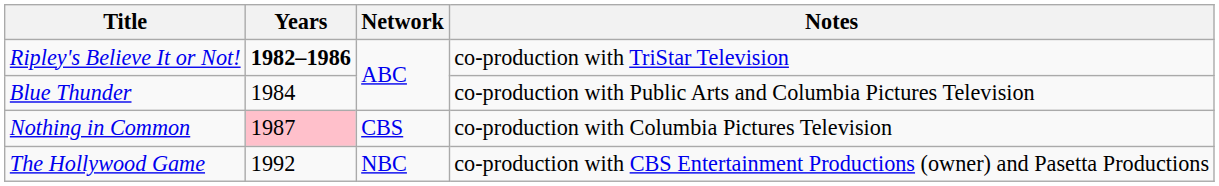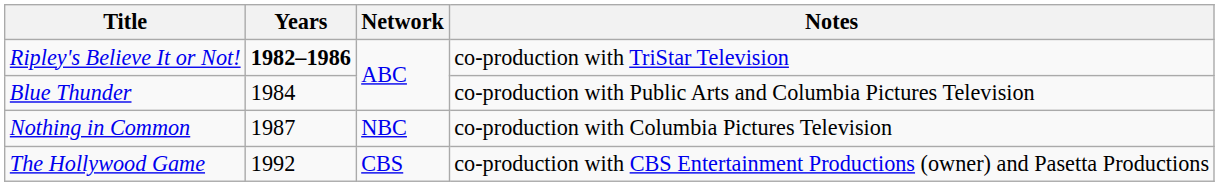(273, 127) pink background -> (273, 127) no background
(382, 127) CBS -> (384, 127) NBC
(384, 163) NBC -> (382, 163) CBS
